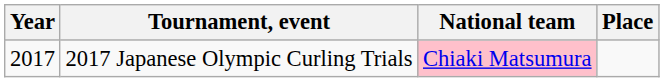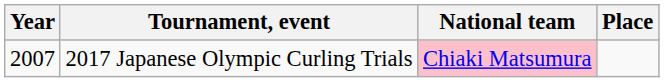(32, 58) 2017 -> (32, 58) 2007
